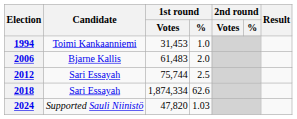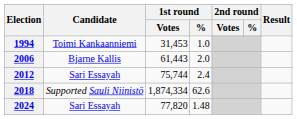(174, 59) 61,483 -> (174, 59) 61,443
(203, 75) 2.5 -> (203, 75) 2.4
(95, 91) Sari Essayah -> (95, 91) Supported Sauli Niinistö
(95, 106) Supported Sauli Niinistö -> (95, 106) Sari Essayah
(174, 106) 47,820 -> (174, 106) 77,820
(201, 106) 1.03 -> (201, 106) 1.48
